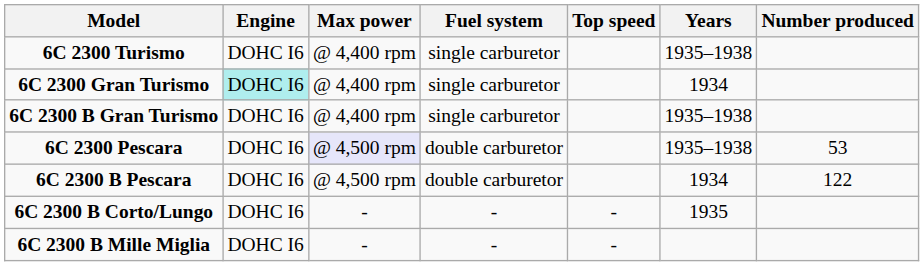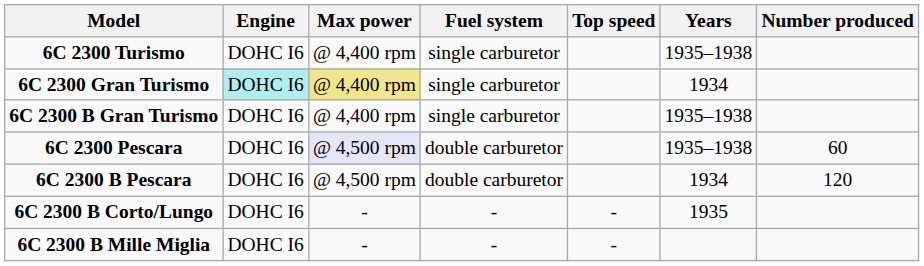(364, 83) no background -> (364, 83) khaki background
(838, 147) 53 -> (838, 147) 60
(838, 179) 122 -> (838, 179) 120
